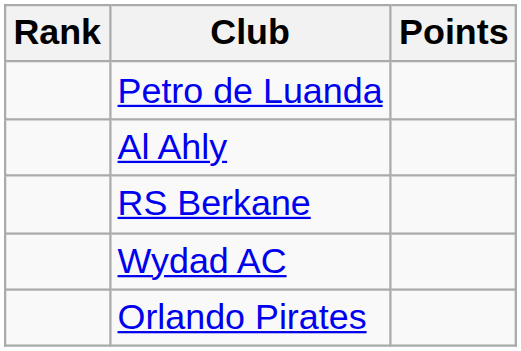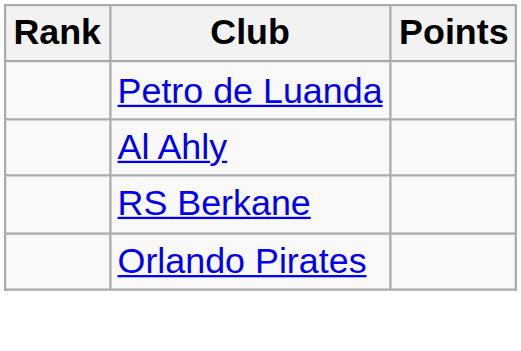- row: (202, 260)
